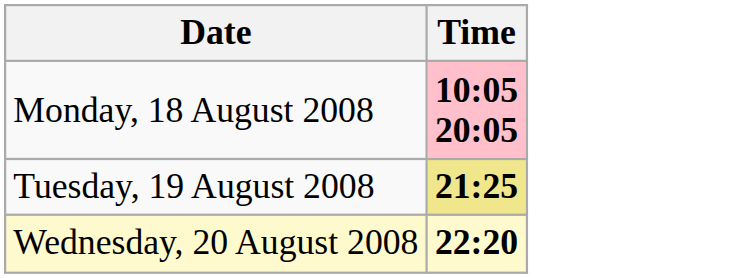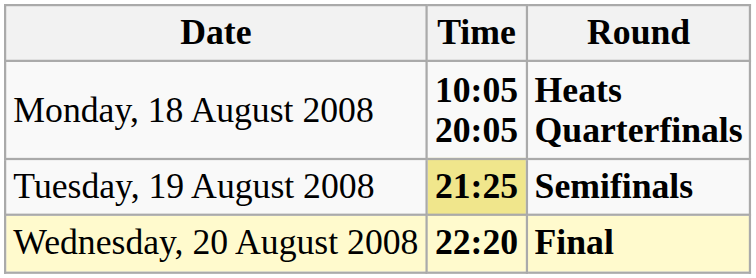+ column: (639, 32)
(476, 109) pink background -> (476, 109) no background
